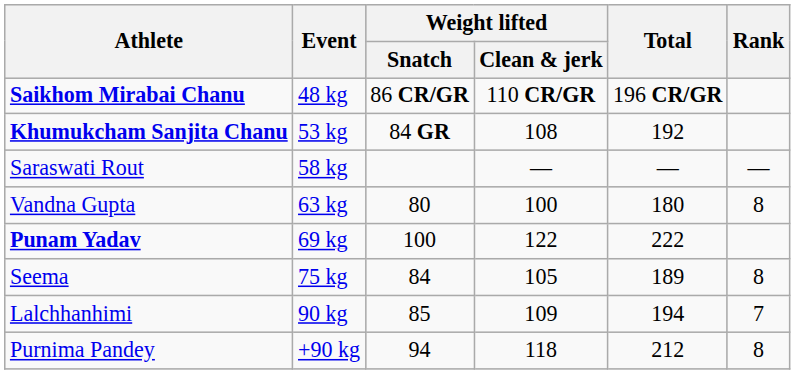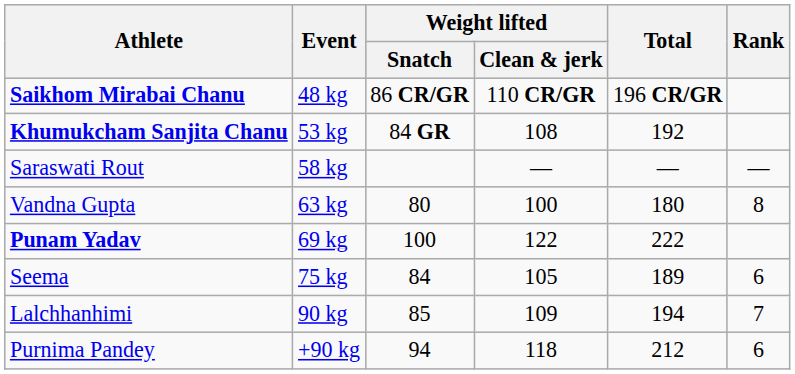(759, 277) 8 -> (759, 277) 6
(759, 350) 8 -> (759, 350) 6
